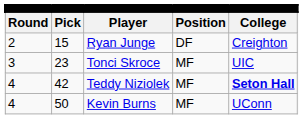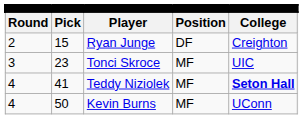(62, 83) 42 -> (62, 83) 41
